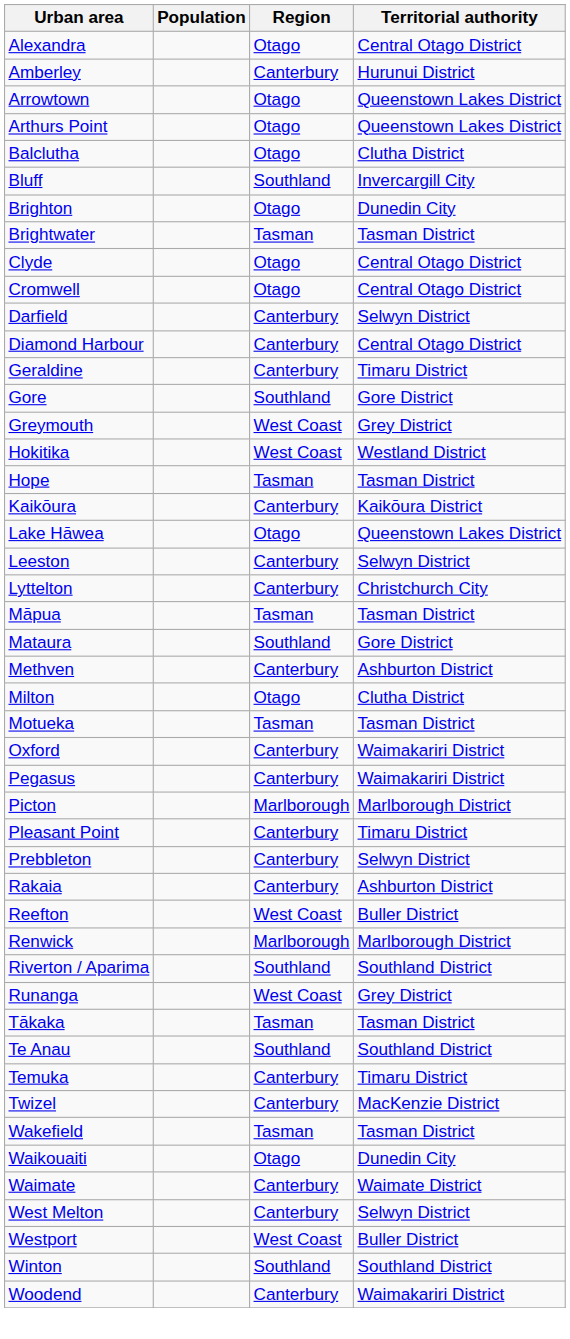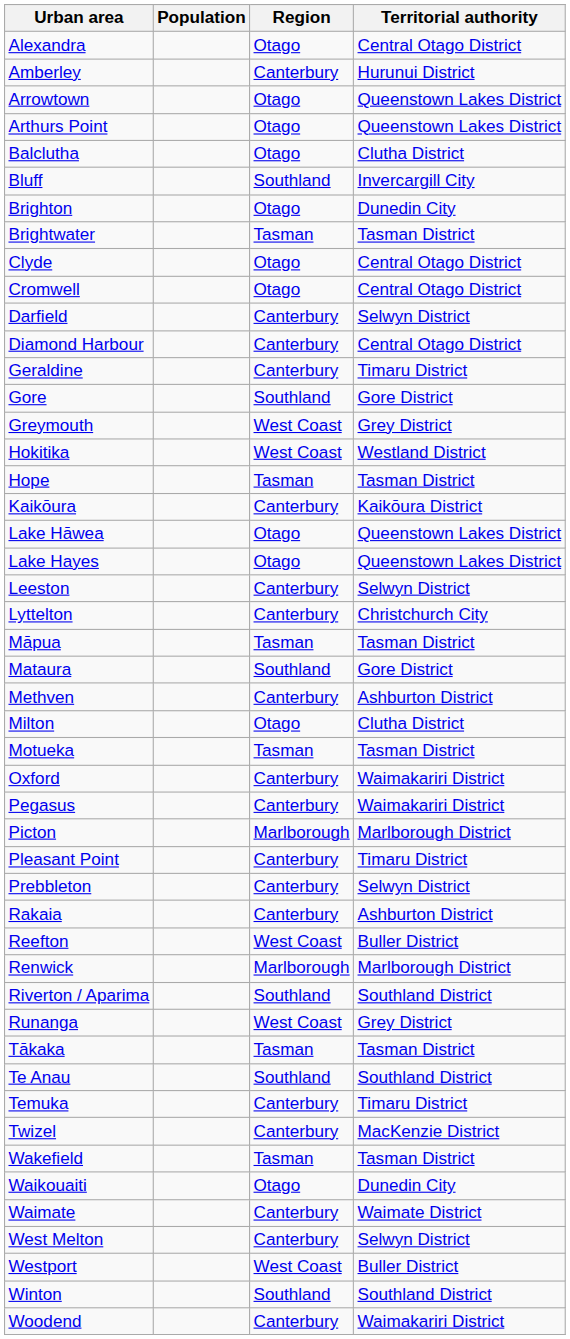+ row: (54, 561)
